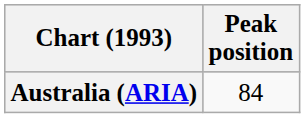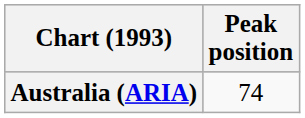(251, 91) 84 -> (251, 91) 74
